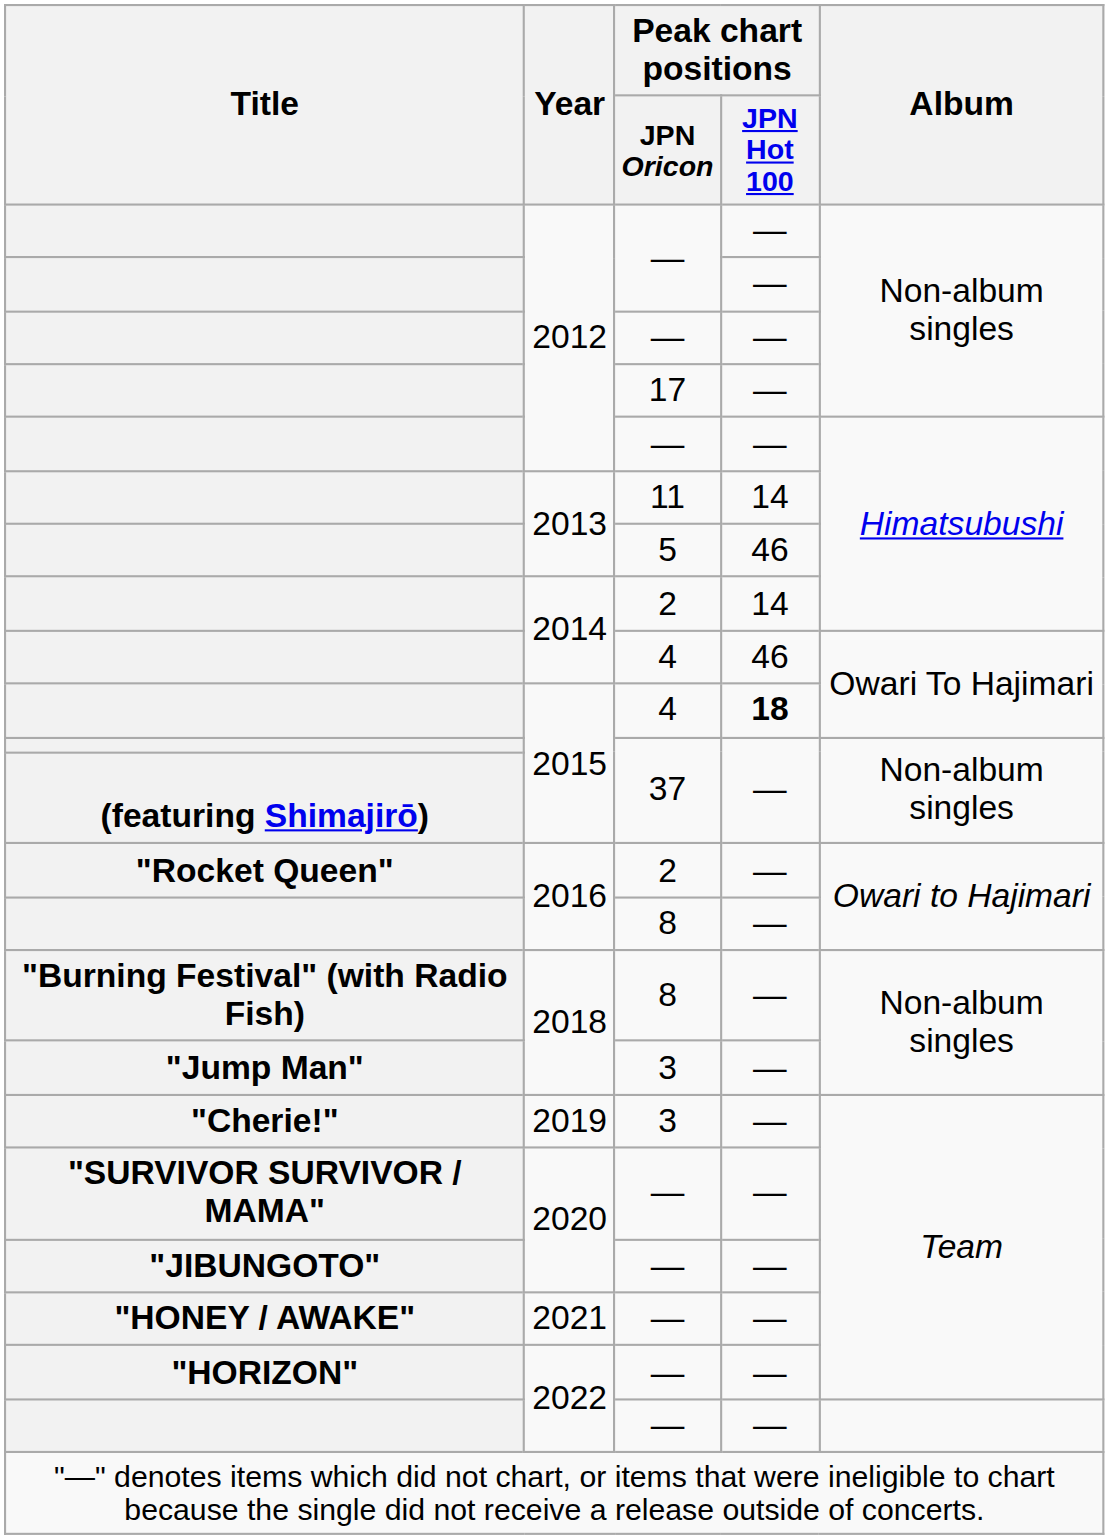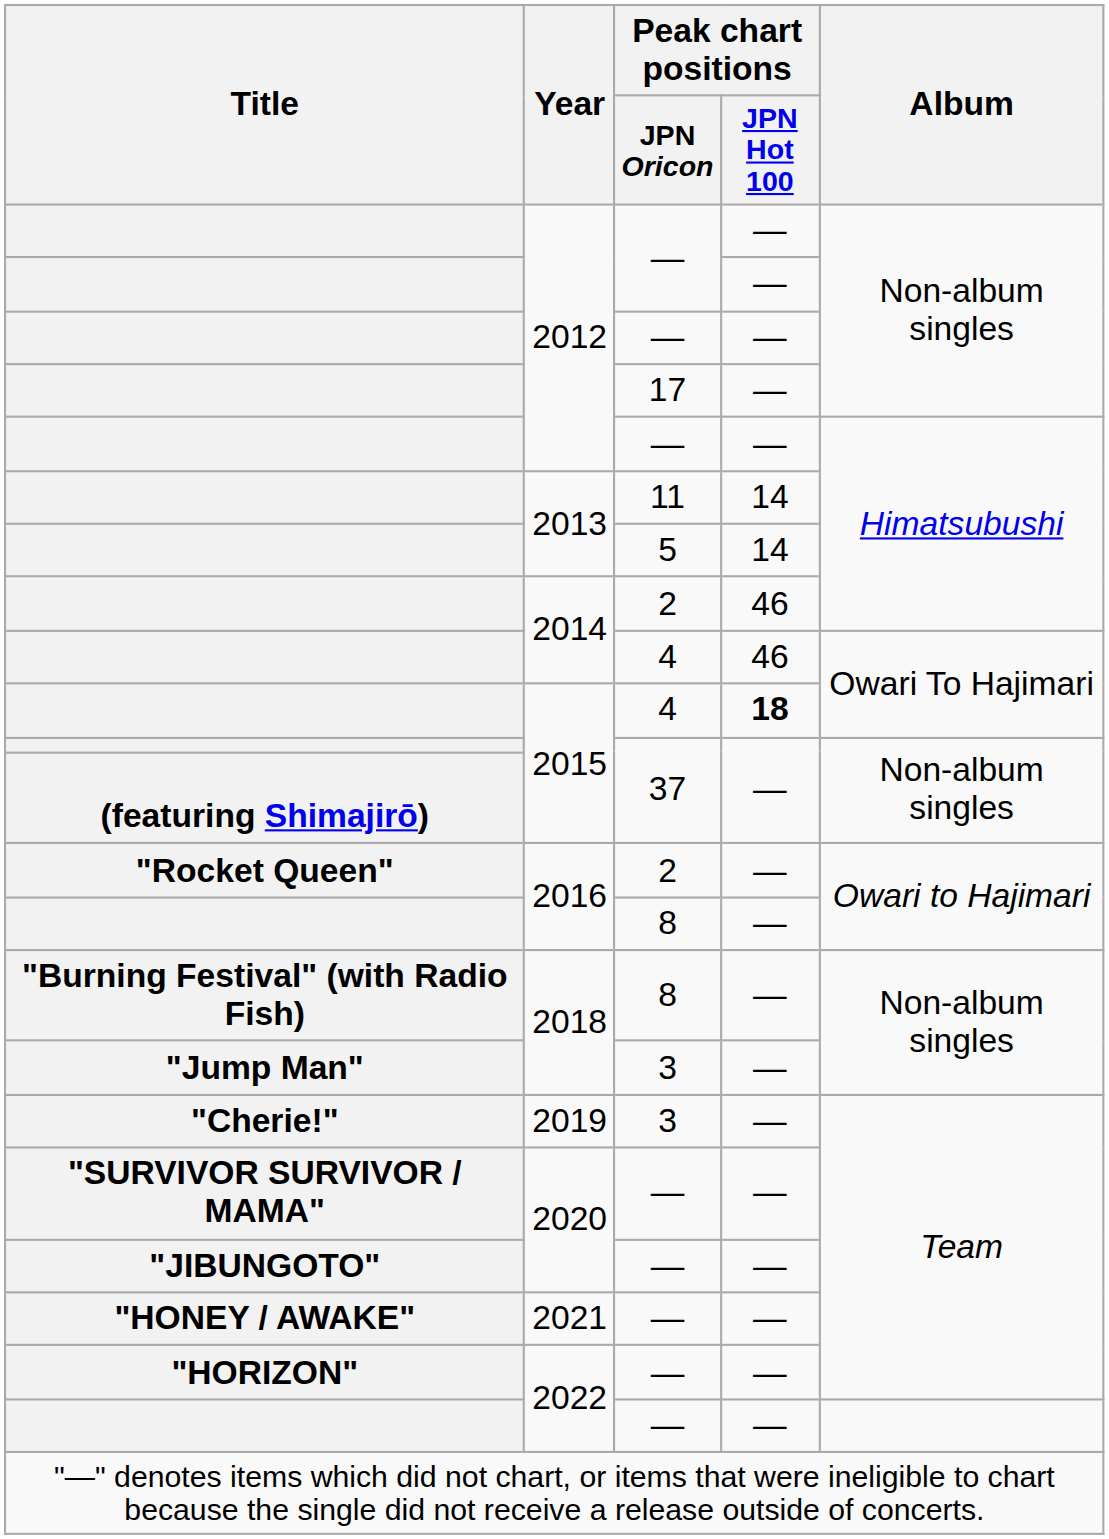(770, 549) 46 -> (770, 549) 14
(770, 603) 14 -> (770, 603) 46
